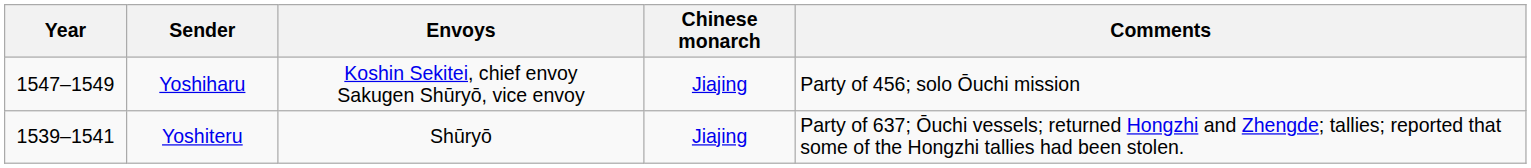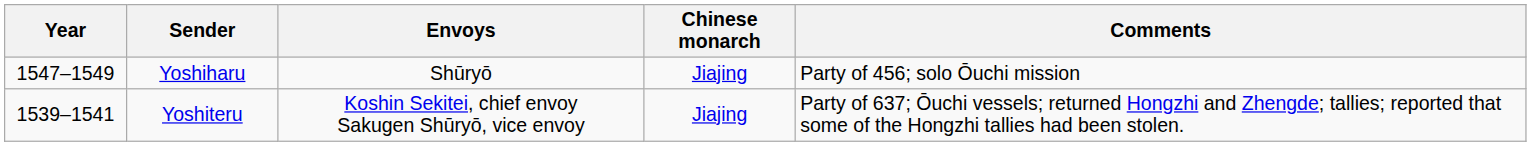(461, 83) Koshin Sekitei, chief envoy Sakugen Shūryō, vice envoy -> (461, 72) Shūryō
(461, 136) Shūryō -> (461, 114) Koshin Sekitei, chief envoy Sakugen Shūryō, vice envoy
